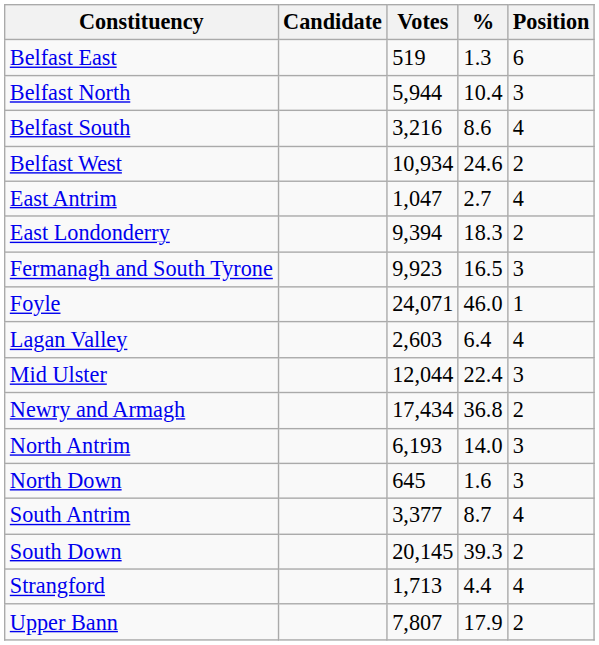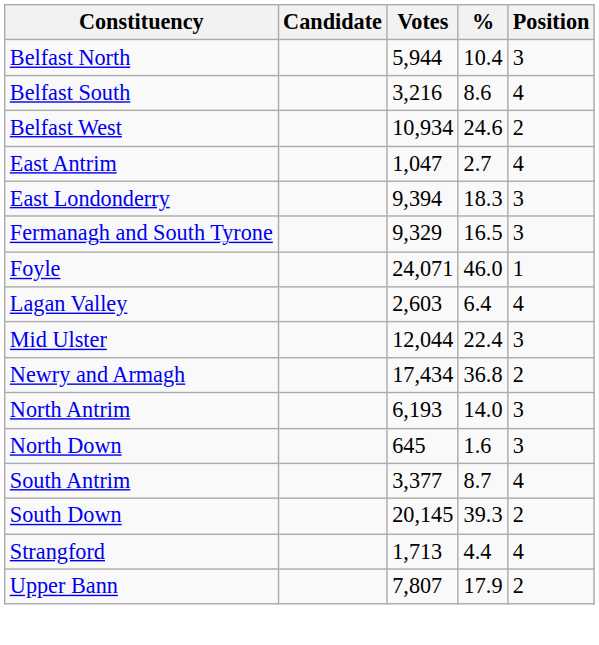- row: (63, 57)
(518, 233) 2 -> (518, 198) 3
(417, 269) 9,923 -> (417, 233) 9,329
